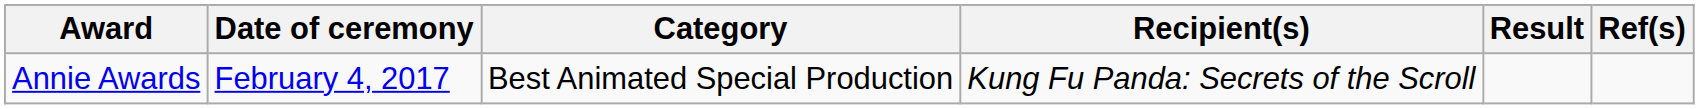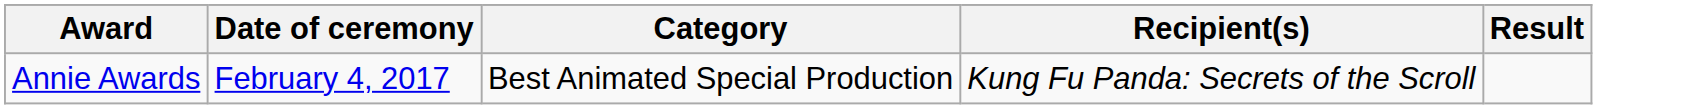- column: (1642, 28)
